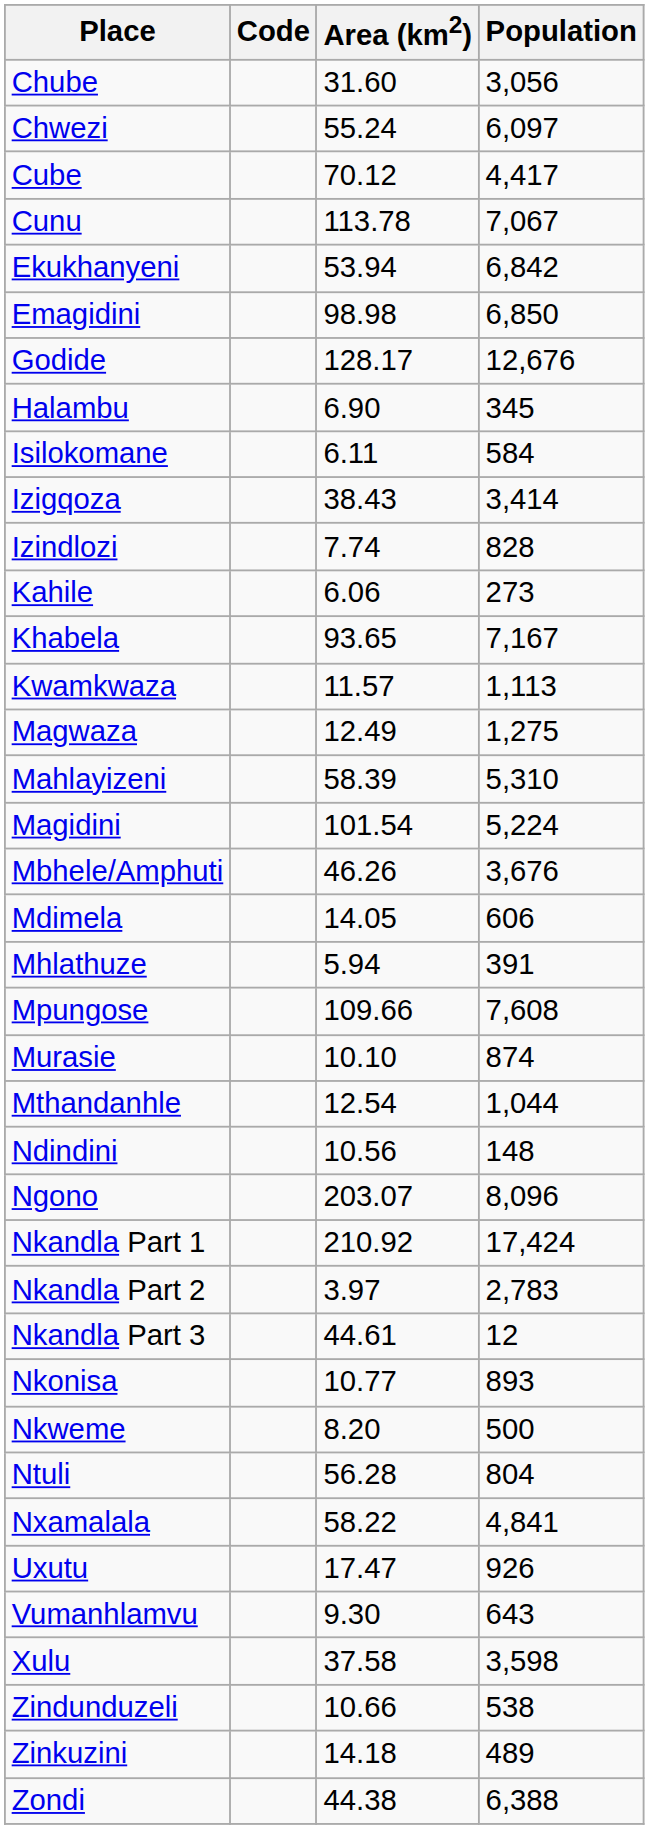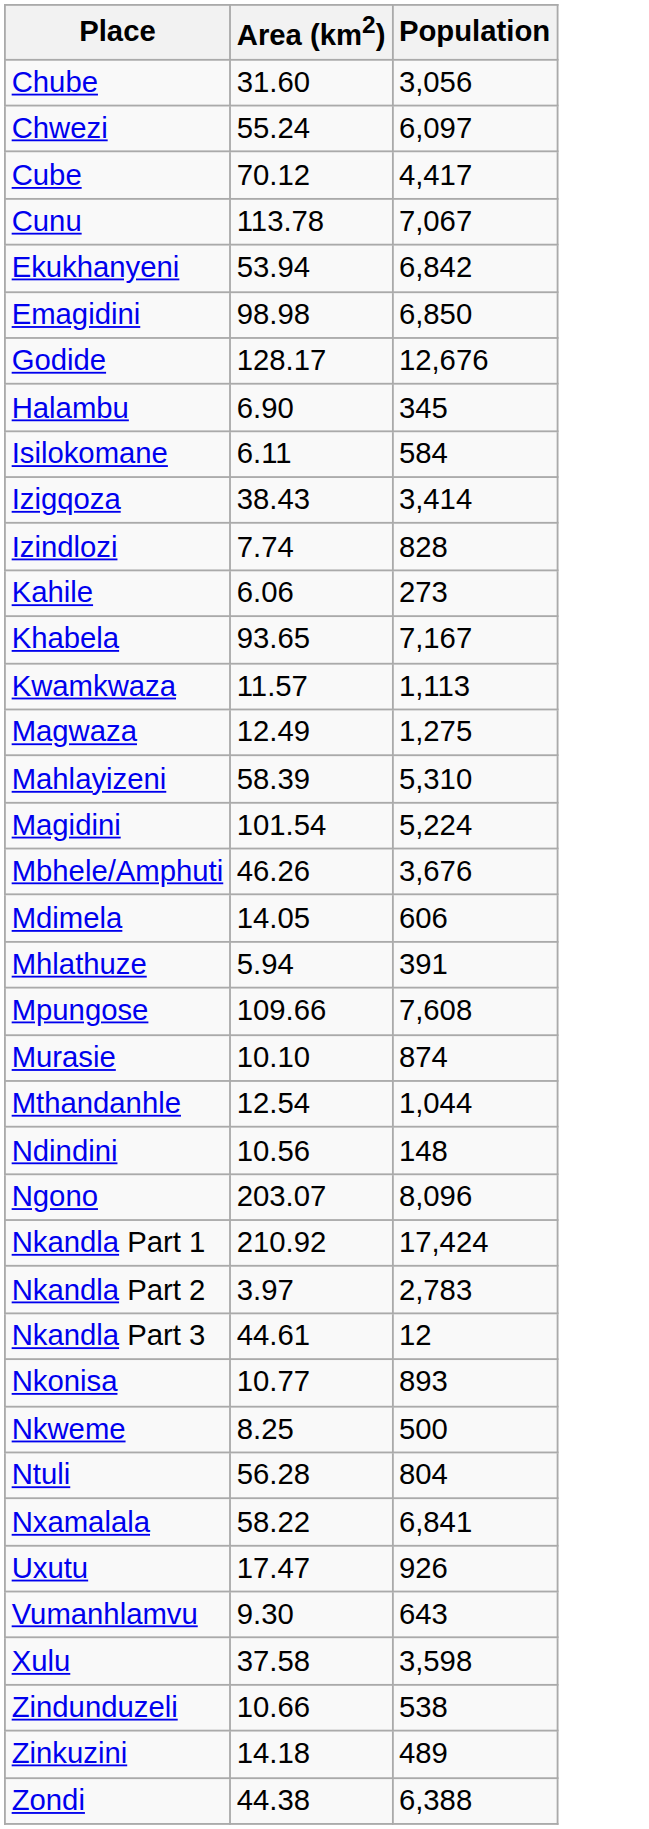- column: (273, 31)
(352, 1428) 8.20 -> (265, 1428) 8.25
(522, 1521) 4,841 -> (436, 1521) 6,841
